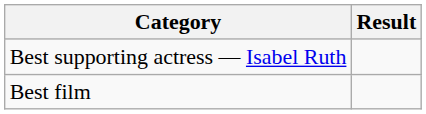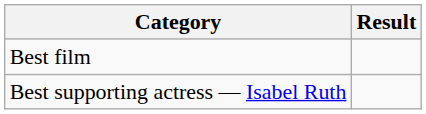rows swapped: (50, 91) <-> (178, 56)
